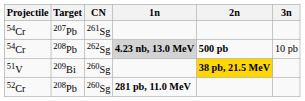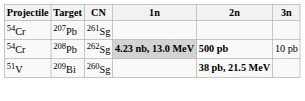(234, 68) gold background -> (234, 68) no background
- row: (16, 87)
